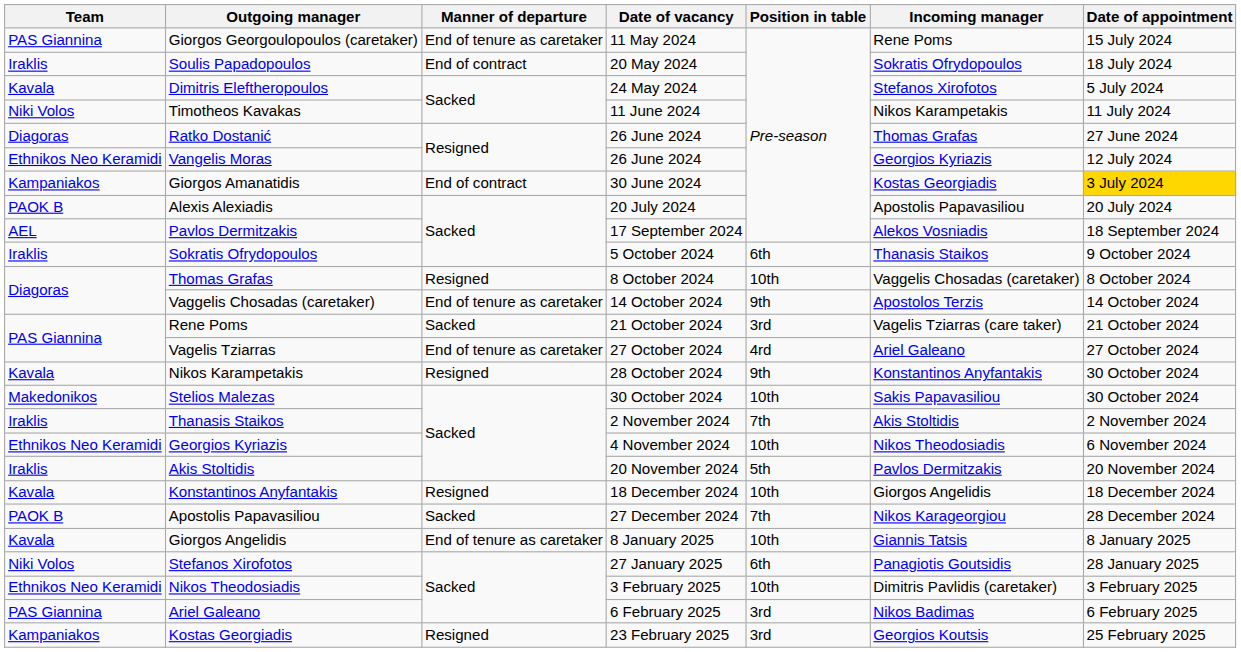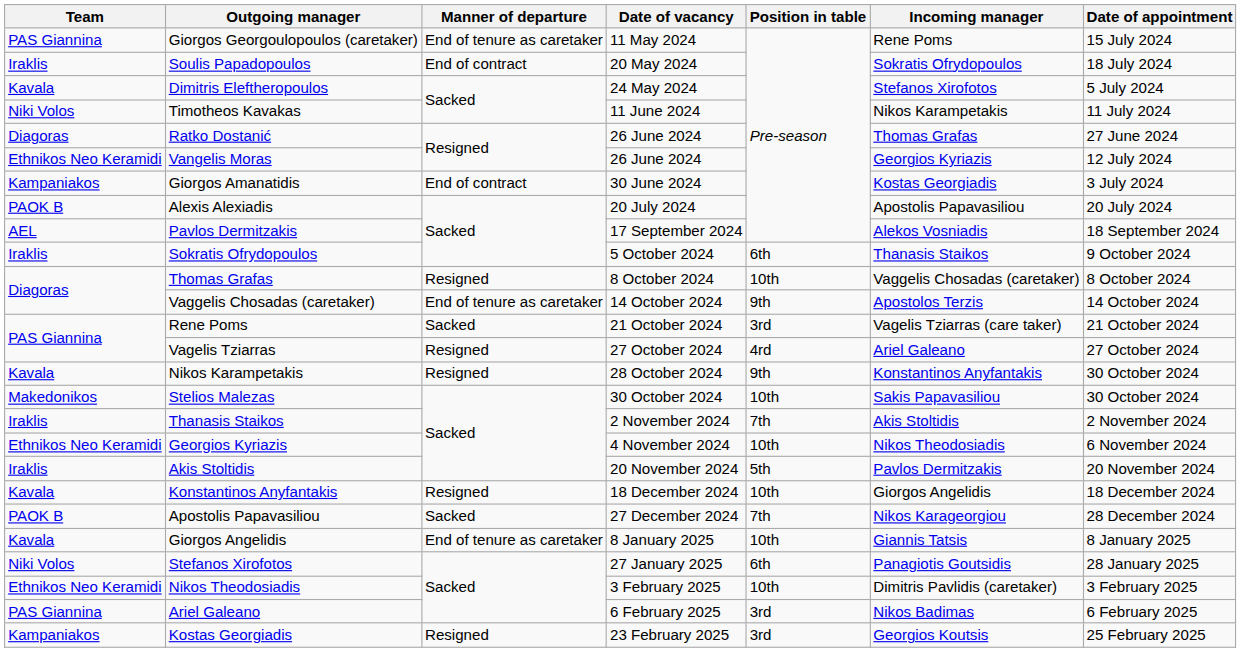(1125, 183) gold background -> (1125, 183) no background
(514, 349) End of tenure as caretaker -> (457, 349) Resigned
